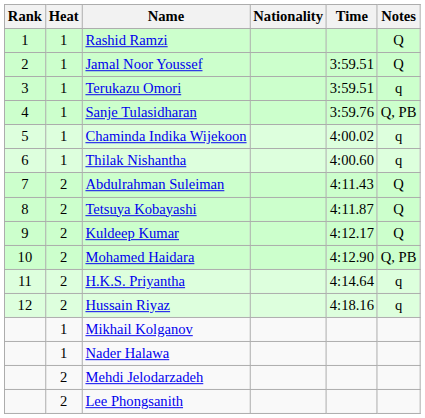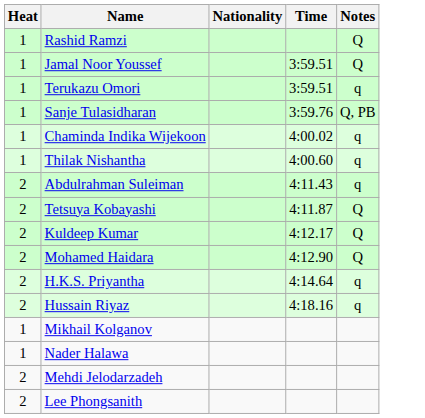- column: (25, 16)
(399, 185) Q -> (358, 185) q
(399, 257) Q, PB -> (358, 257) Q
